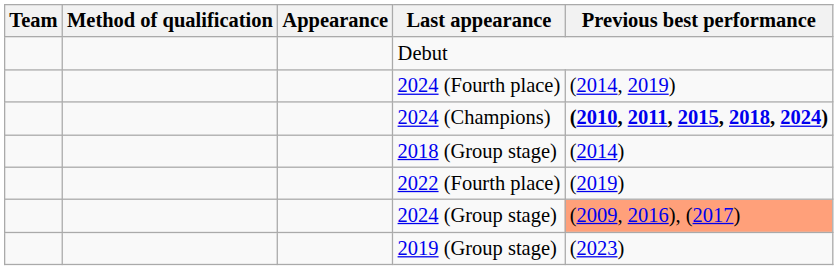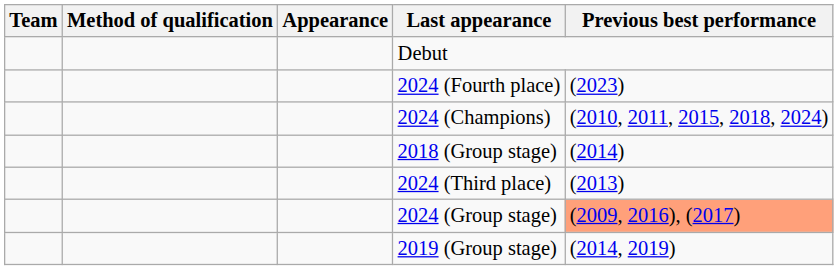(623, 85) (2014, 2019) -> (597, 85) (2023)
(699, 118) bold -> (699, 118) normal
+ row: (474, 183)
- row: (479, 183)
(597, 248) (2023) -> (623, 248) (2014, 2019)
